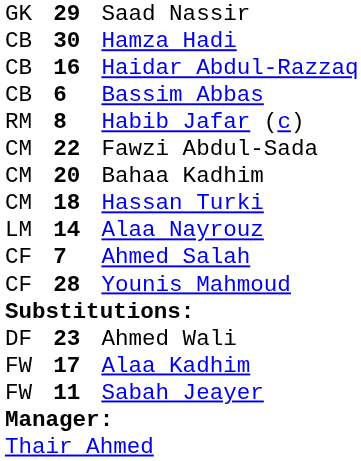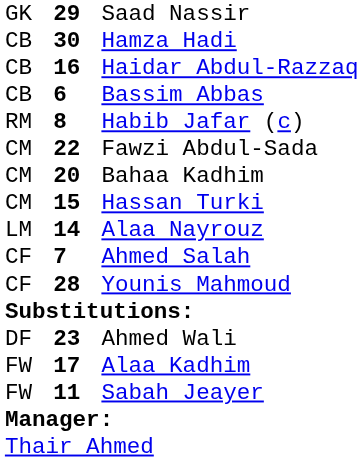(67, 204) 18 -> (67, 204) 15
